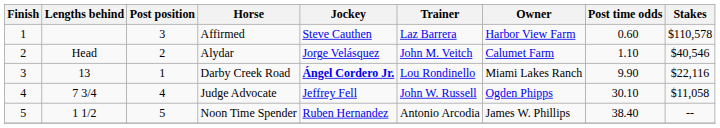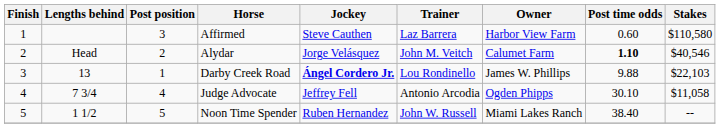(690, 34) $110,578 -> (690, 34) $110,580
(625, 54) normal -> (625, 54) bold
(534, 73) Miami Lakes Ranch -> (528, 73) James W. Phillips
(625, 73) 9.90 -> (625, 73) 9.88
(690, 73) $22,116 -> (690, 73) $22,103
(438, 93) John W. Russell -> (440, 93) Antonio Arcodia
(440, 113) Antonio Arcodia -> (438, 113) John W. Russell
(528, 113) James W. Phillips -> (534, 113) Miami Lakes Ranch
